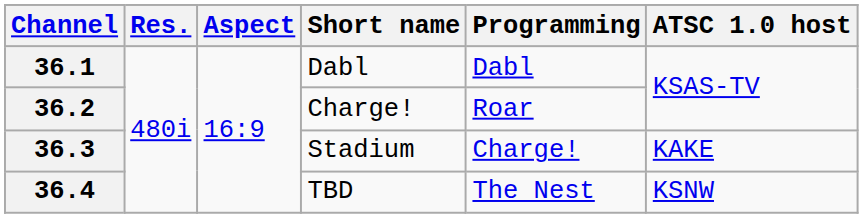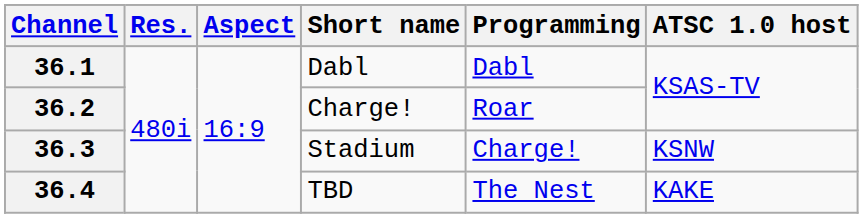(683, 150) KAKE -> (683, 150) KSNW
(683, 192) KSNW -> (683, 192) KAKE
